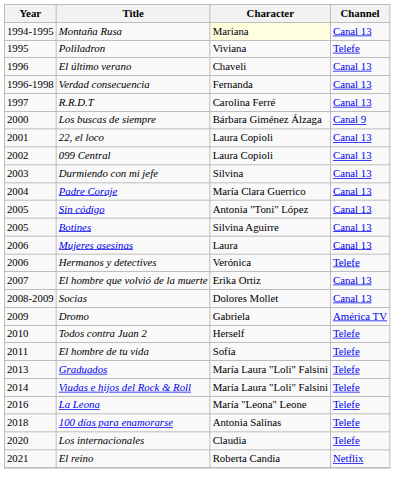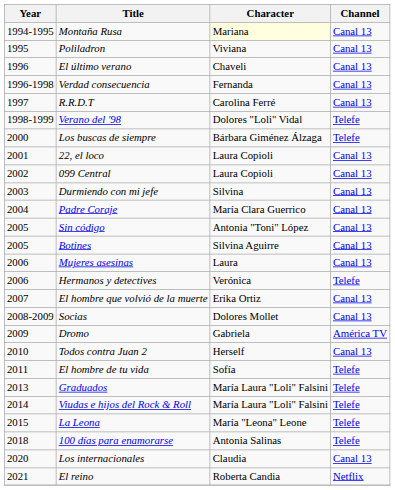(346, 49) Telefe -> (352, 49) Canal 13
+ row: (90, 120)
(350, 120) Canal 9 -> (346, 138) Telefe
(346, 334) Telefe -> (352, 352) Canal 13
(18, 405) 2016 -> (18, 423) 2015
(346, 441) Telefe -> (352, 459) Canal 13
